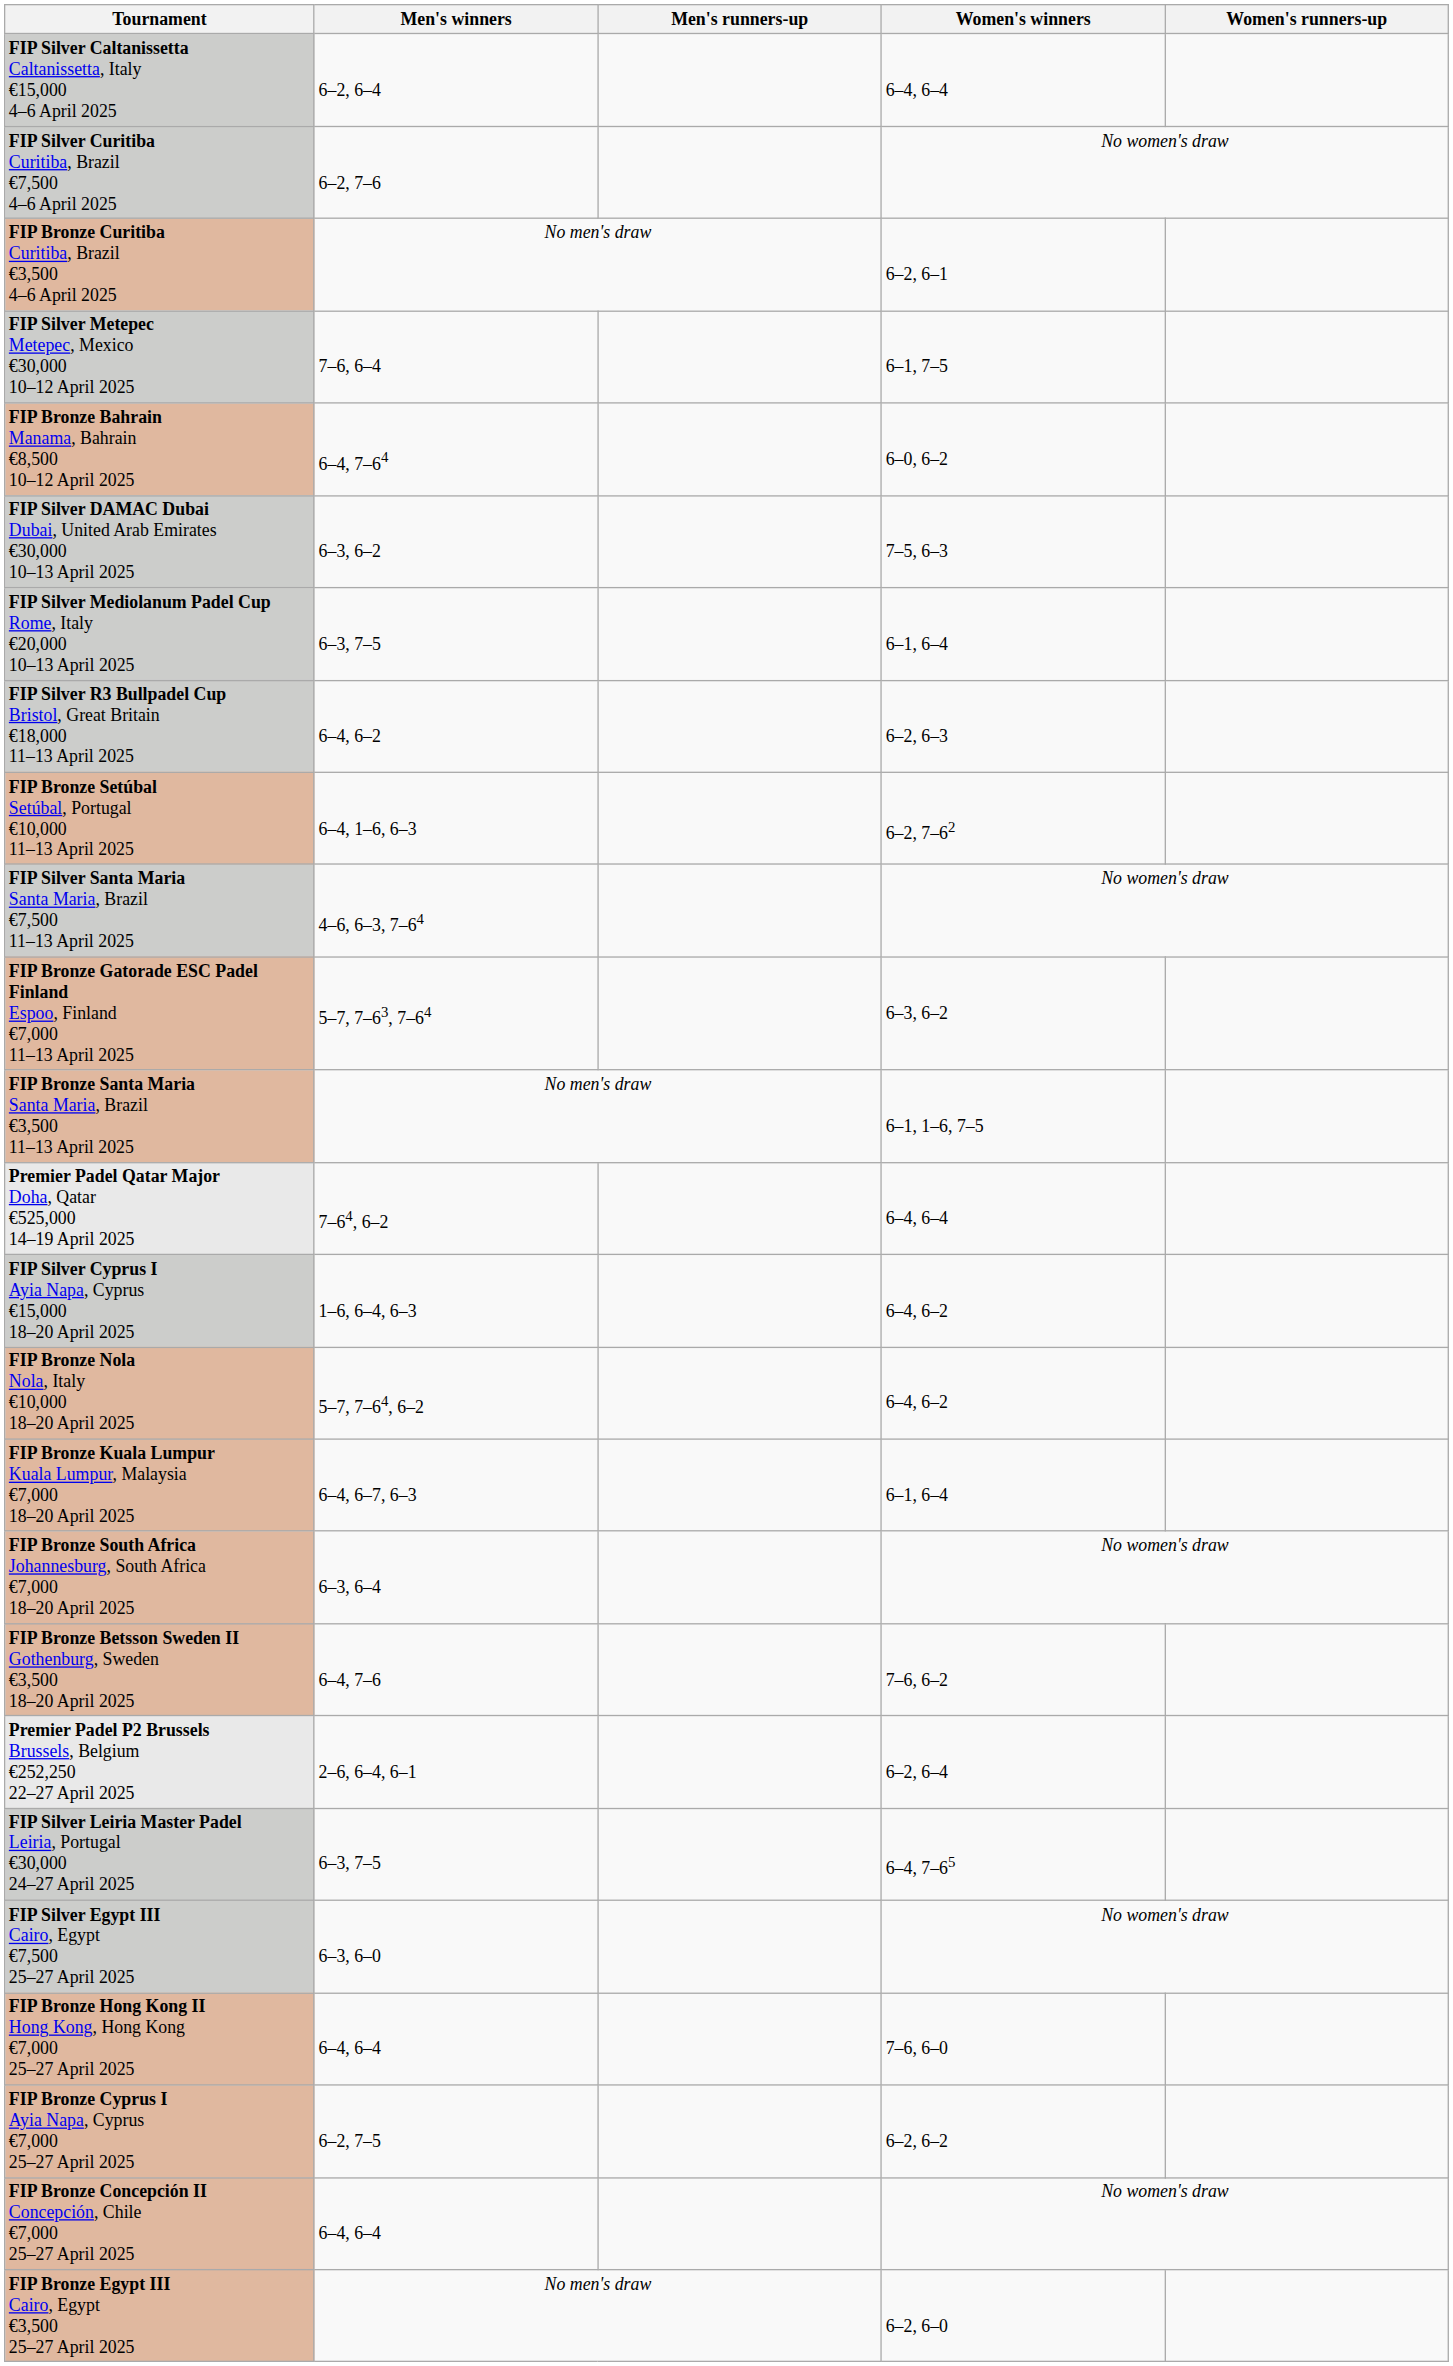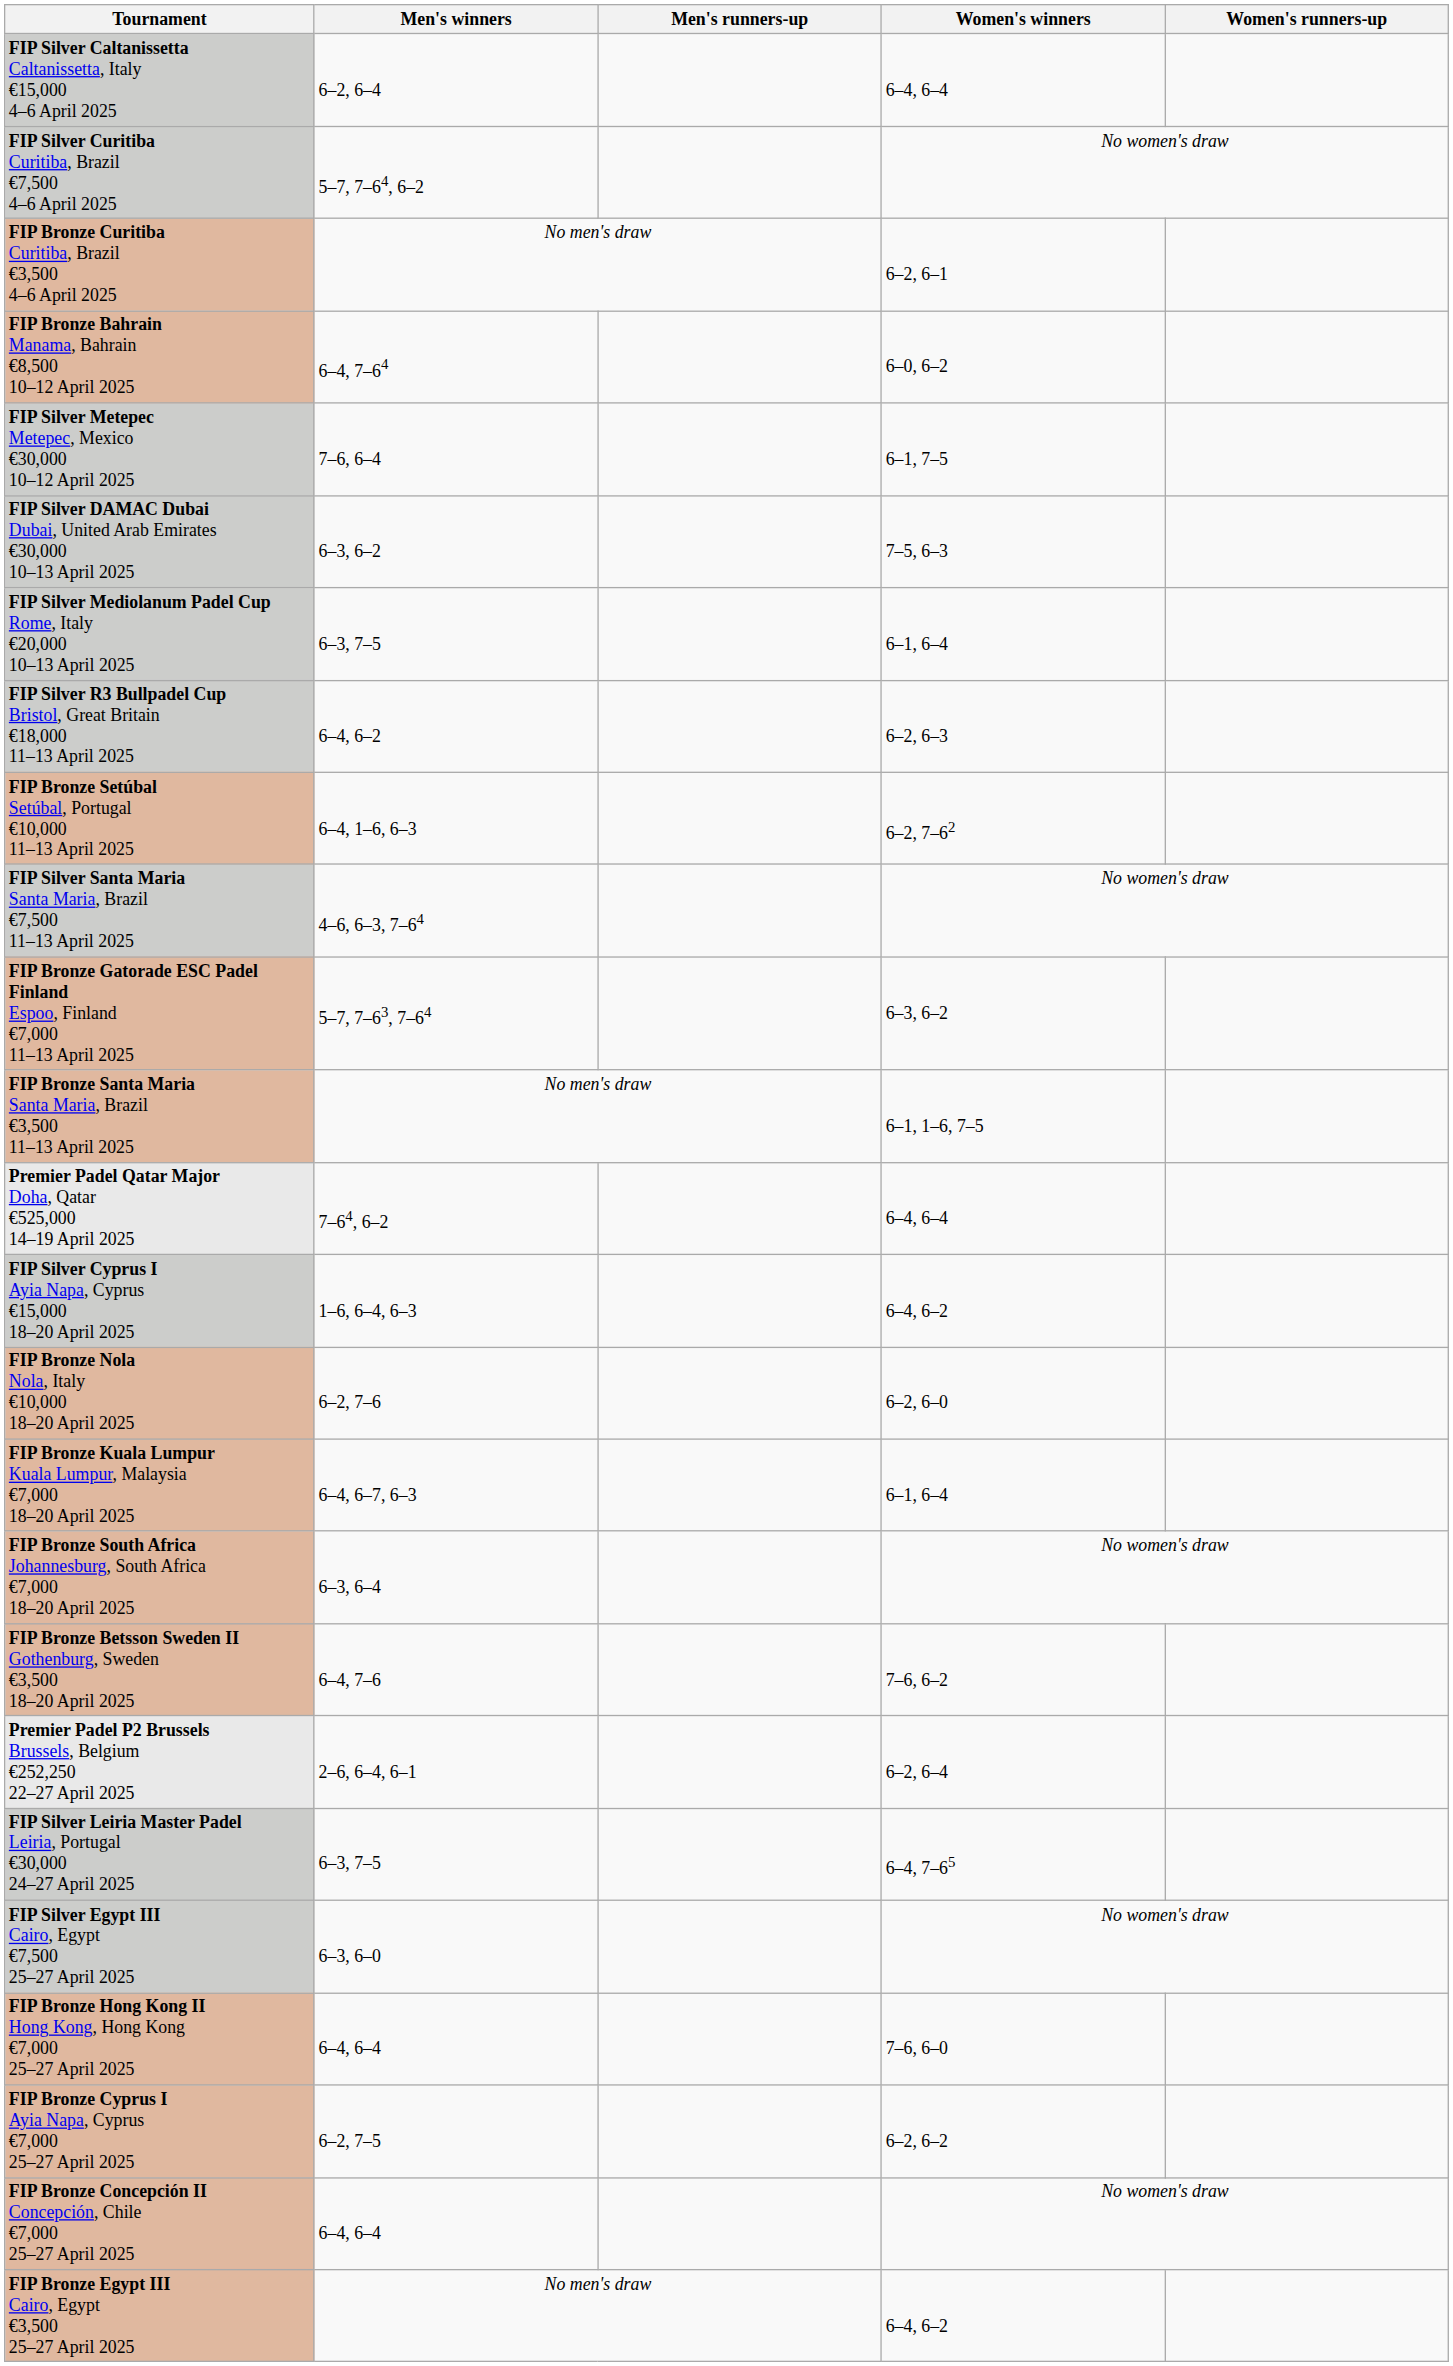(350, 182) 6–2, 7–6 -> (371, 184) 5–7, 7–64, 6–2
rows swapped: (81, 356) <-> (85, 448)
(371, 1405) 5–7, 7–64, 6–2 -> (350, 1402) 6–2, 7–6
(917, 1402) 6–4, 6–2 -> (917, 1402) 6–2, 6–0
(917, 2325) 6–2, 6–0 -> (917, 2325) 6–4, 6–2
